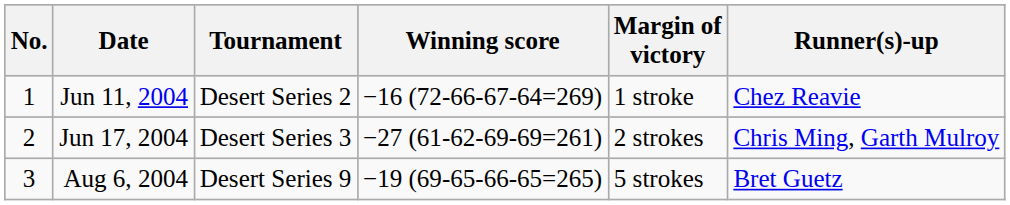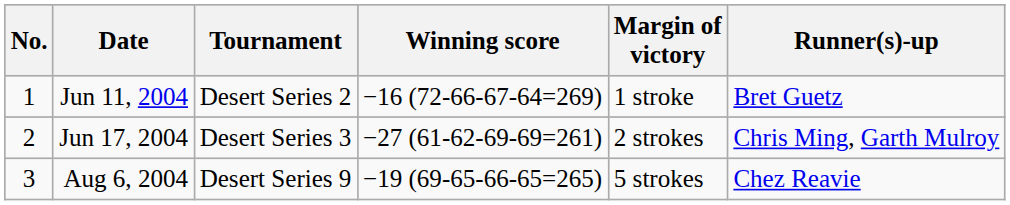(797, 96) Chez Reavie -> (788, 96) Bret Guetz
(788, 179) Bret Guetz -> (797, 179) Chez Reavie
